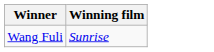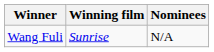+ column: (178, 15)
